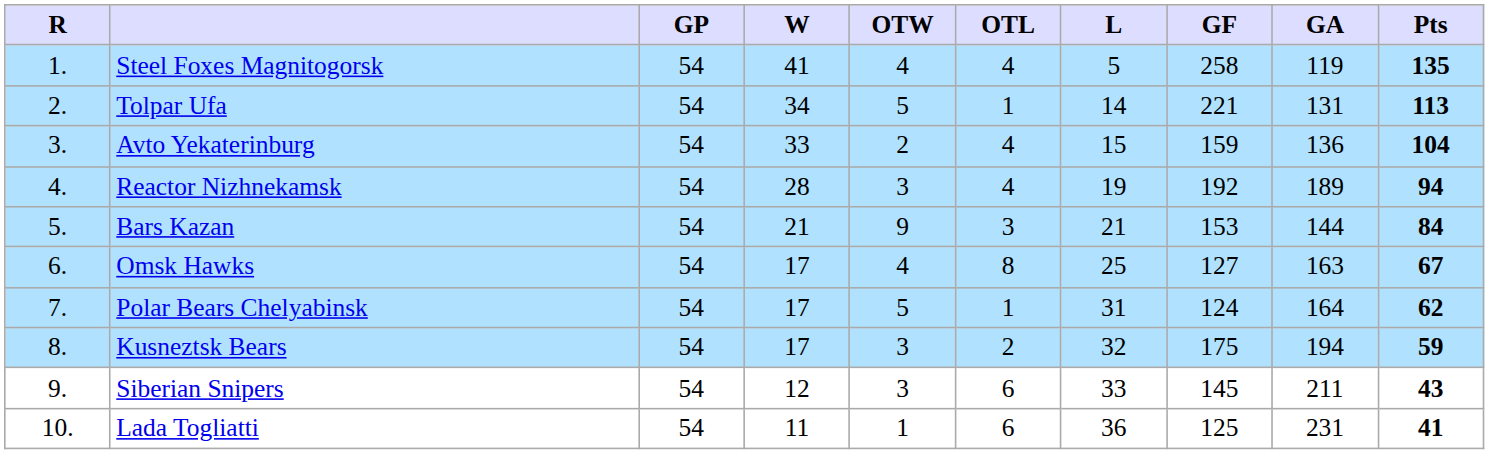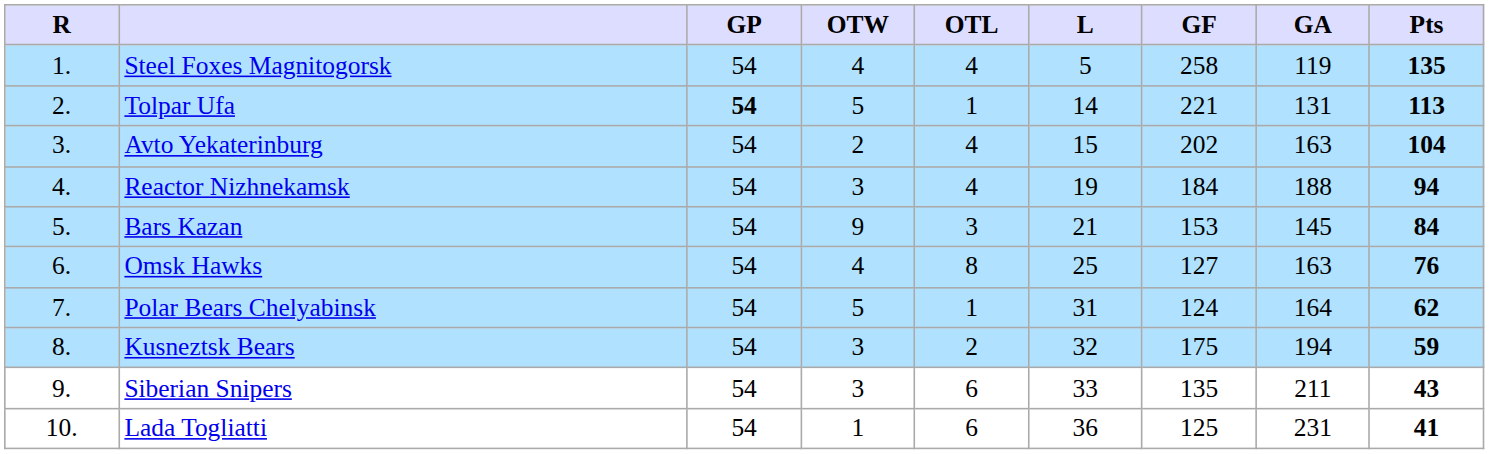- column: (797, 24)
(691, 105) normal -> (744, 105) bold
(1219, 145) 159 -> (1199, 145) 202
(1325, 145) 136 -> (1313, 145) 163
(1219, 186) 192 -> (1199, 186) 184
(1325, 186) 189 -> (1313, 186) 188
(1325, 226) 144 -> (1313, 226) 145
(1431, 266) 67 -> (1427, 266) 76
(1219, 387) 145 -> (1199, 387) 135
